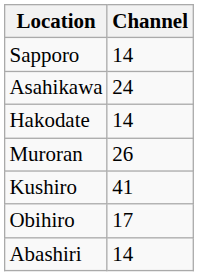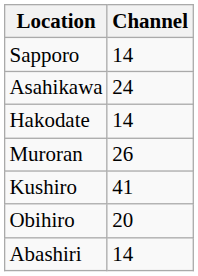(123, 220) 17 -> (123, 220) 20
